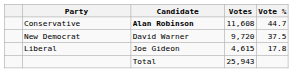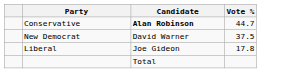- column: (240, 11)
